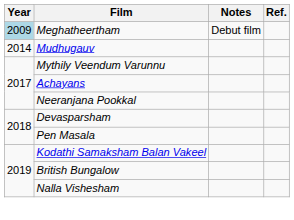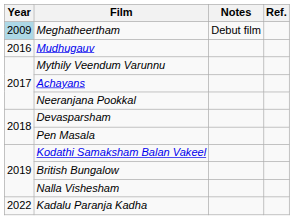(19, 48) 2014 -> (19, 48) 2016
+ row: (92, 205)
